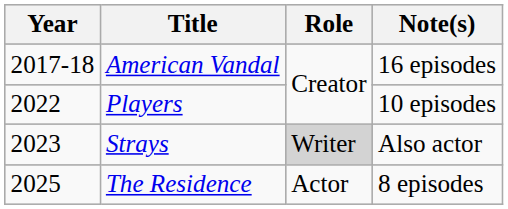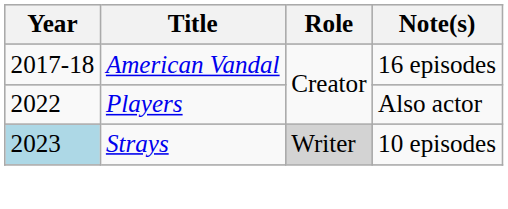(437, 104) 10 episodes -> (430, 104) Also actor
(36, 143) no background -> (36, 143) lightblue background
(430, 143) Also actor -> (437, 143) 10 episodes
- row: (179, 183)
